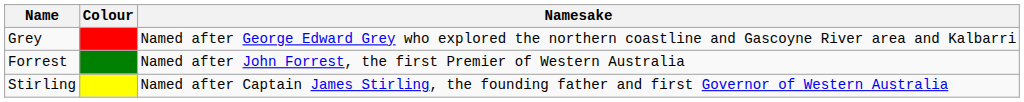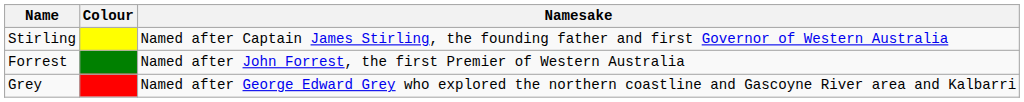rows swapped: (25, 39) <-> (42, 85)
